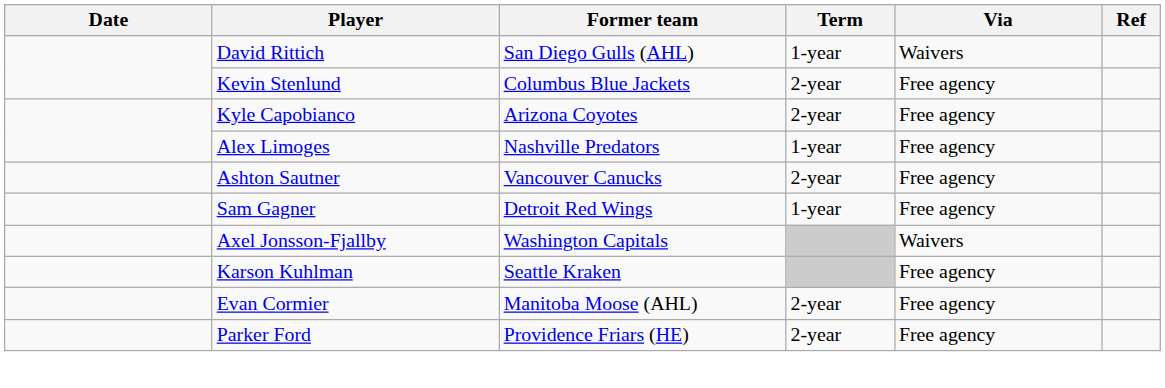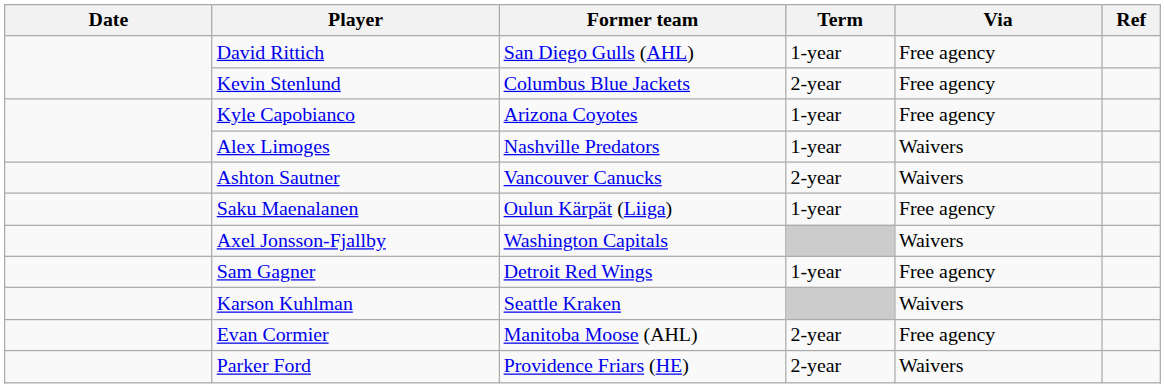(931, 51) Waivers -> (947, 51) Free agency
(816, 114) 2-year -> (816, 114) 1-year
(947, 146) Free agency -> (931, 146) Waivers
(947, 177) Free agency -> (931, 177) Waivers
+ row: (288, 209)
rows swapped: (266, 209) <-> (301, 240)
(947, 271) Free agency -> (931, 303) Waivers
(947, 334) Free agency -> (931, 366) Waivers
